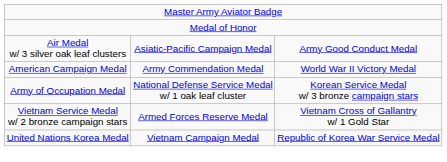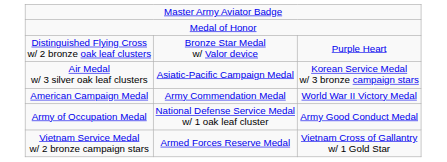+ row: (89, 48)
(358, 48) Army Good Conduct Medal -> (359, 75) Korean Service Medal w/ 3 bronze campaign stars
(358, 90) Korean Service Medal w/ 3 bronze campaign stars -> (359, 117) Army Good Conduct Medal
- row: (68, 138)
